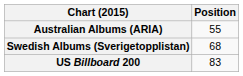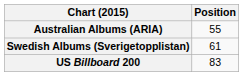(215, 46) 68 -> (215, 46) 61
